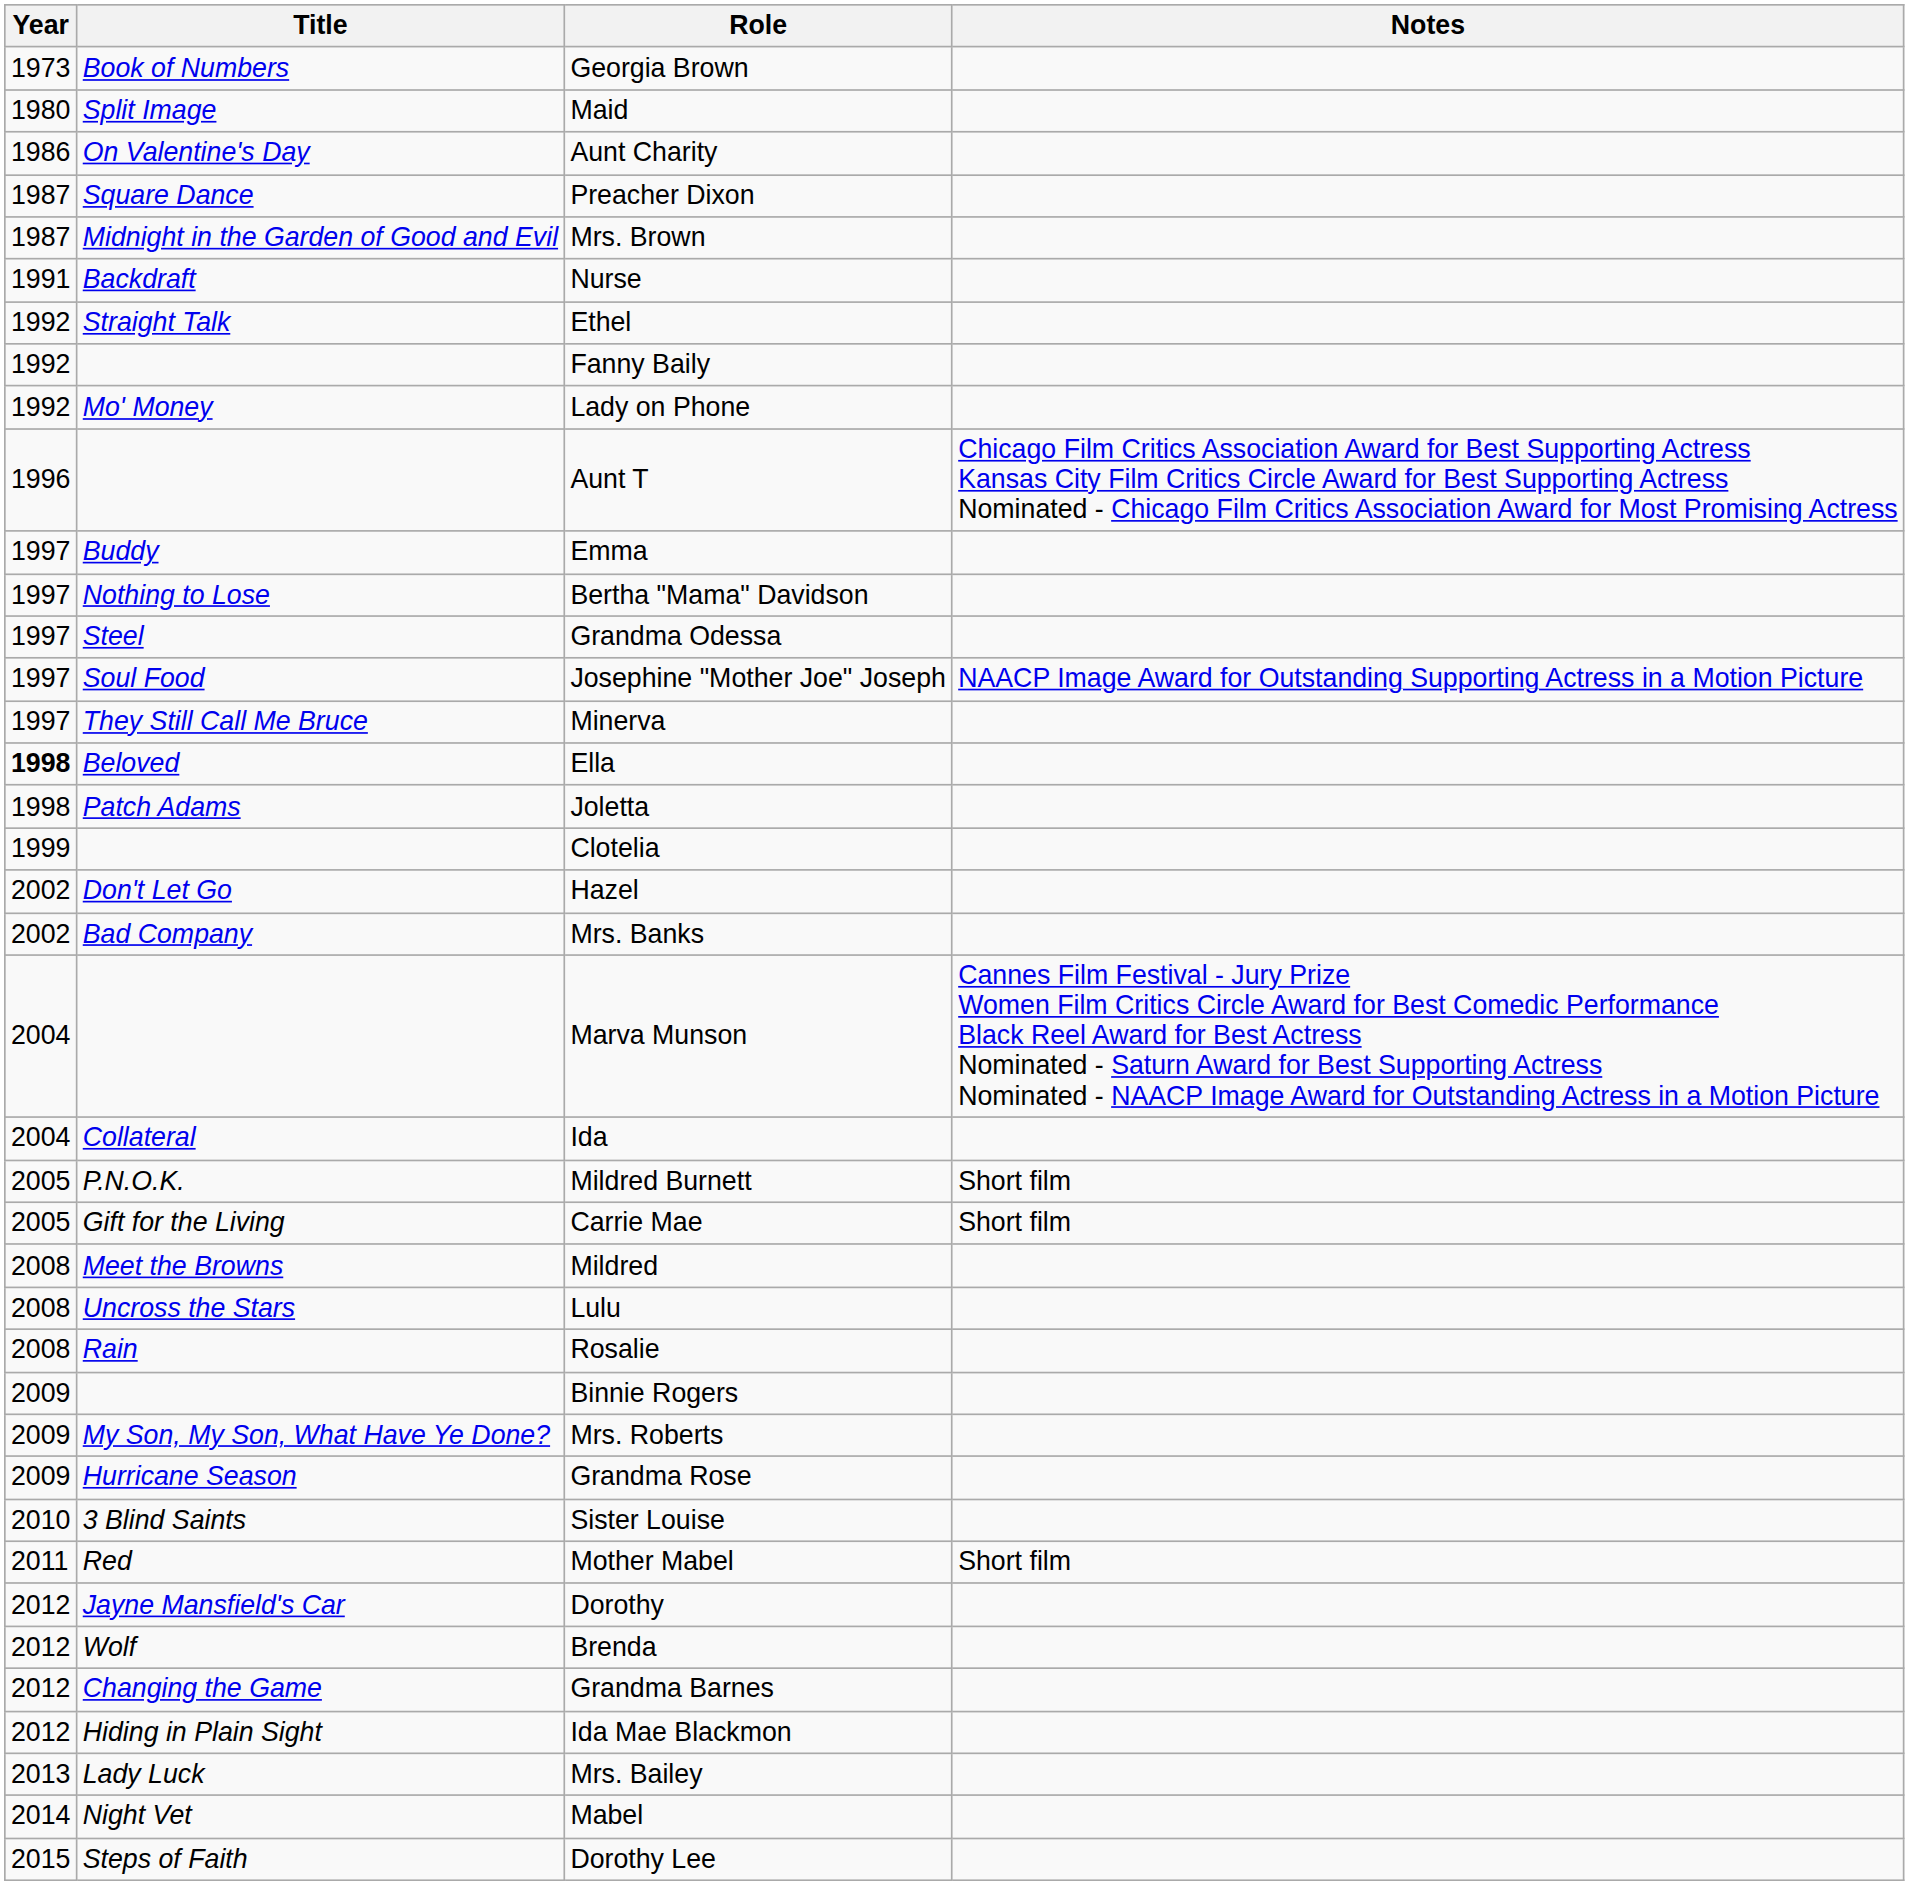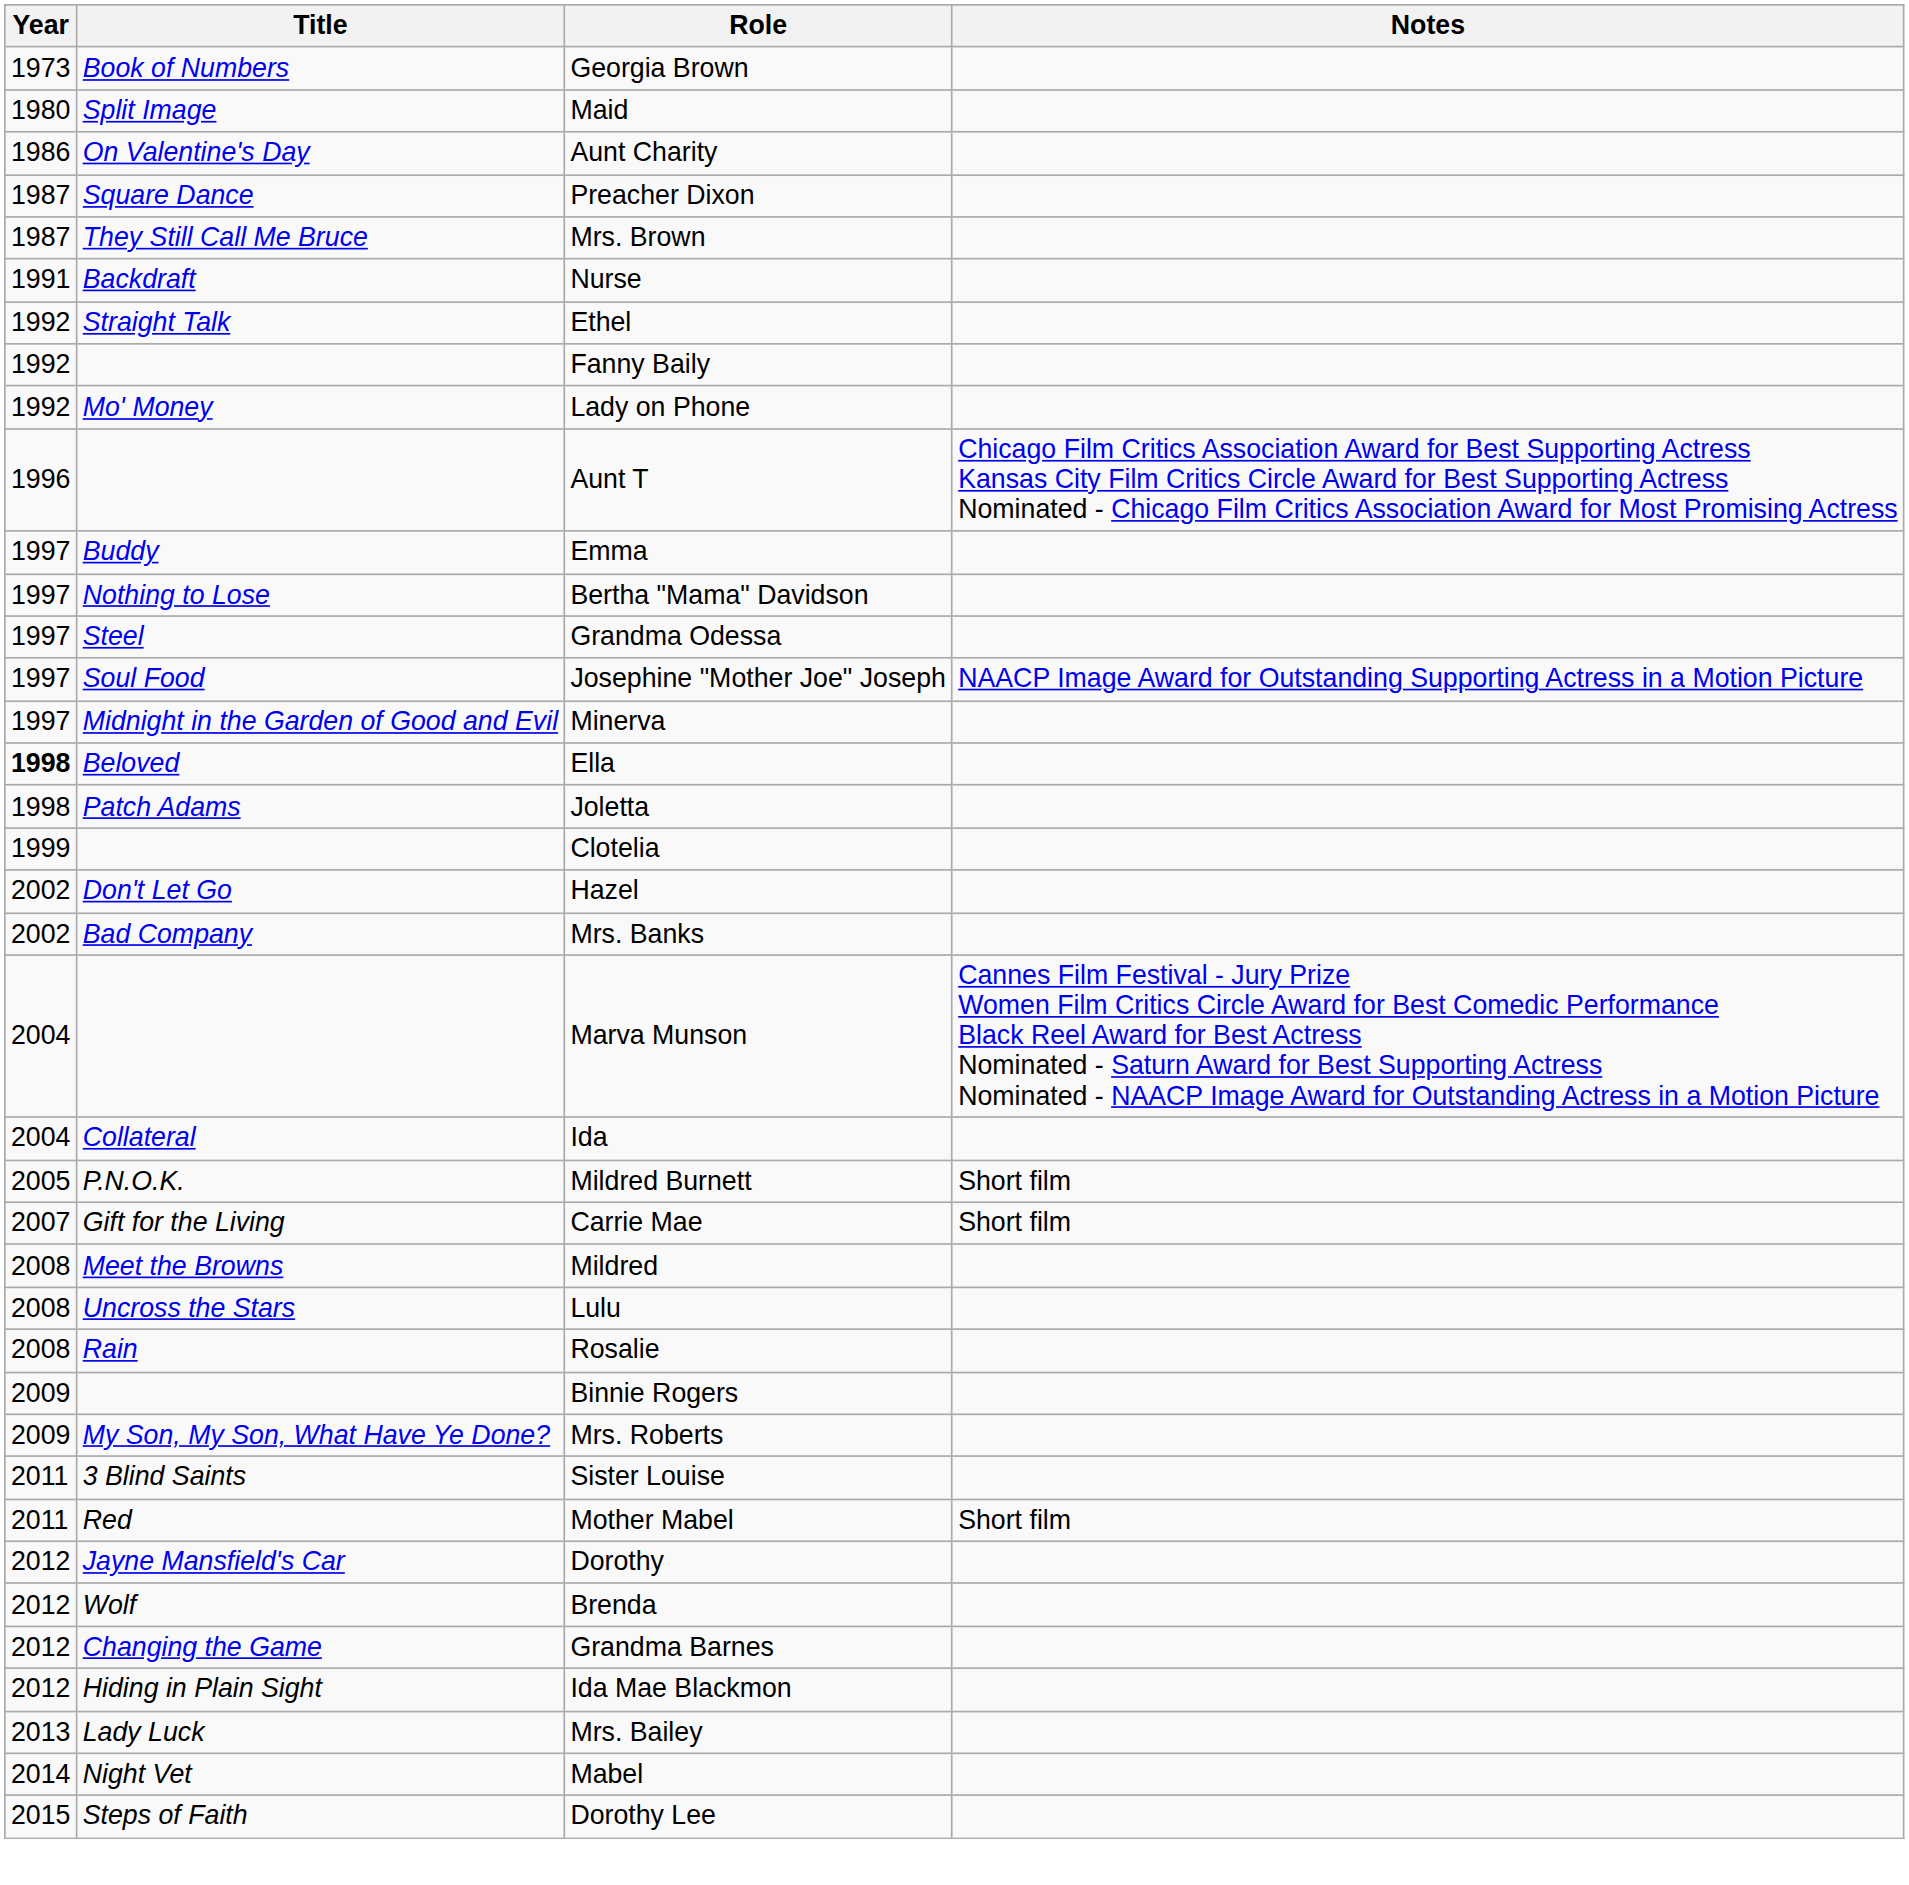(320, 237) Midnight in the Garden of Good and Evil -> (225, 237) They Still Call Me Bruce
(225, 721) They Still Call Me Bruce -> (320, 721) Midnight in the Garden of Good and Evil
(41, 1223) 2005 -> (41, 1223) 2007
- row: (661, 1477)
(41, 1519) 2010 -> (40, 1477) 2011
